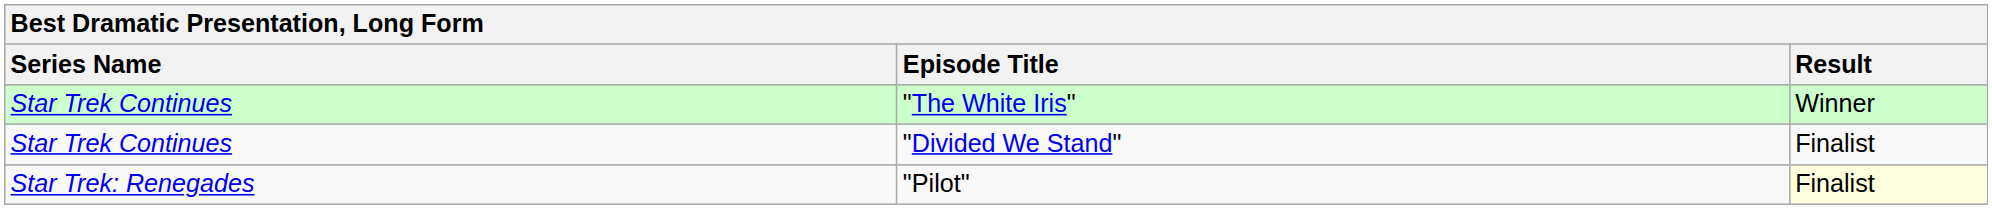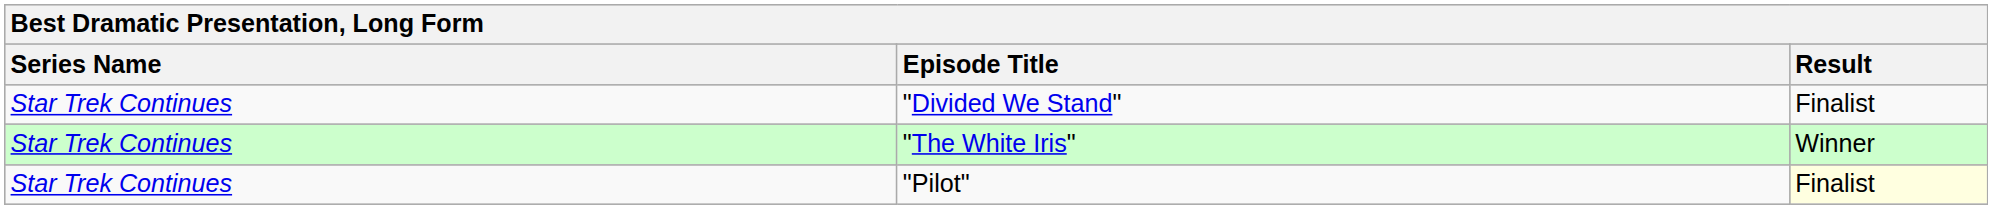rows swapped: (989, 104) <-> (1012, 143)
(133, 183) Star Trek: Renegades -> (121, 183) Star Trek Continues
